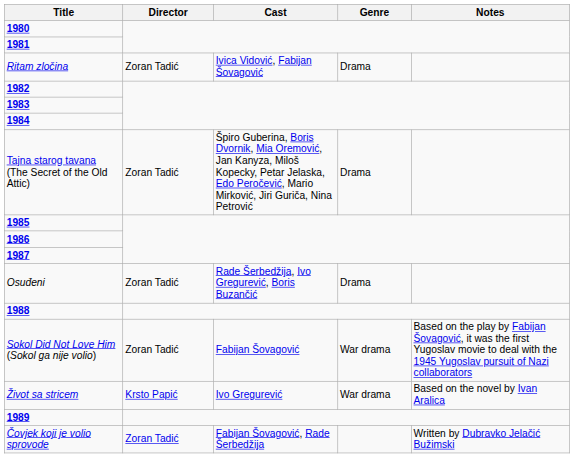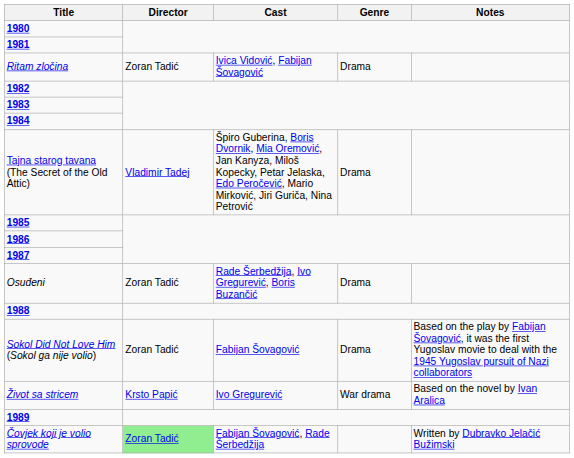(152, 172) Zoran Tadić -> (157, 172) Vladimir Tadej
(365, 350) War drama -> (355, 350) Drama
(152, 439) no background -> (152, 439) lightgreen background
